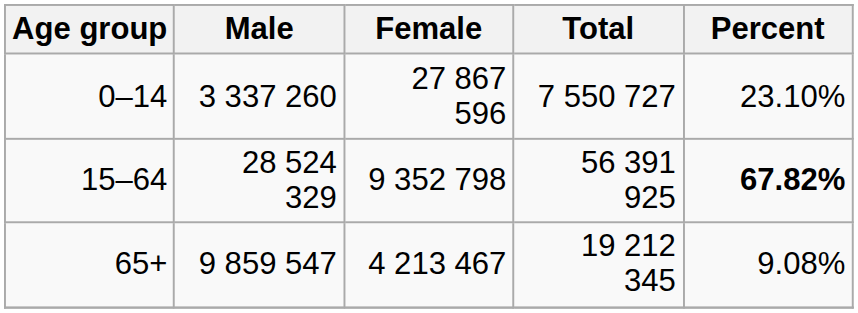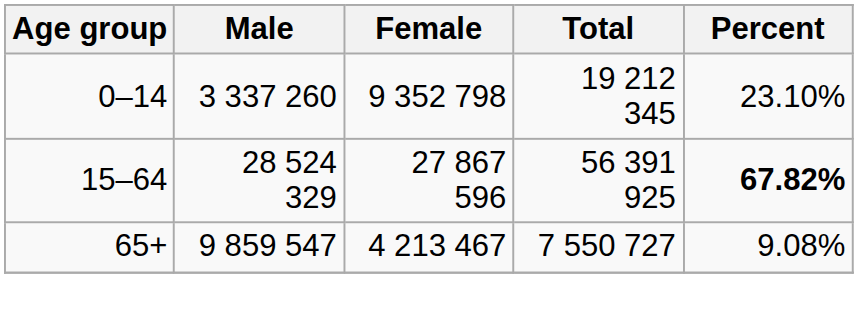(459, 95) 27 867 596 -> (437, 95) 9 352 798
(607, 95) 7 550 727 -> (628, 95) 19 212 345
(437, 179) 9 352 798 -> (459, 179) 27 867 596
(628, 264) 19 212 345 -> (607, 246) 7 550 727
